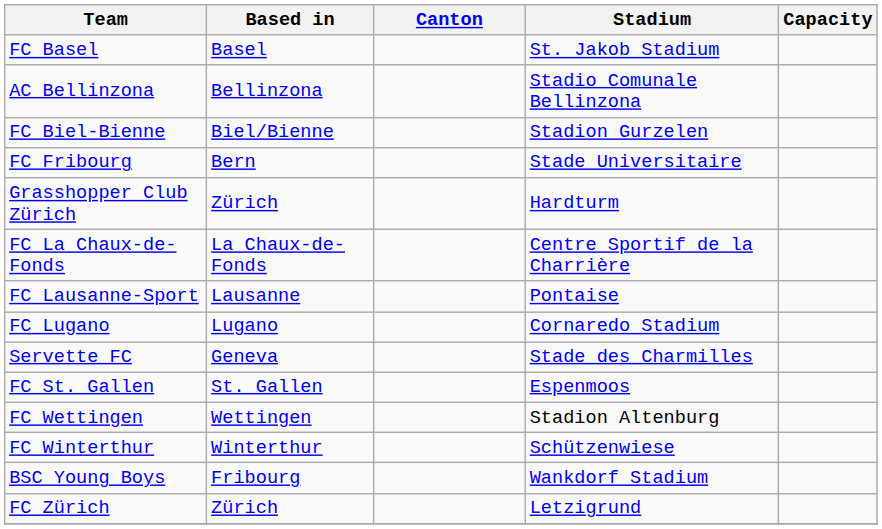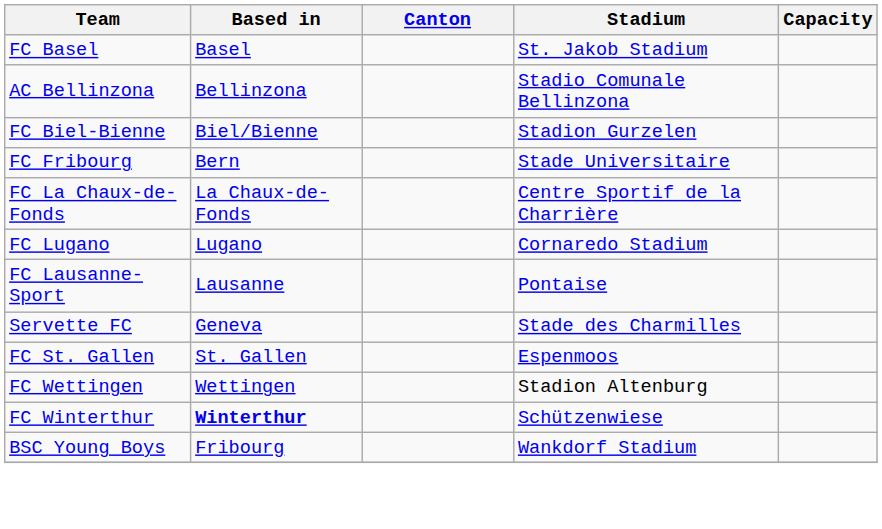- row: (98, 204)
rows swapped: (104, 296) <-> (59, 327)
(267, 448) normal -> (251, 417) bold
- row: (59, 508)
